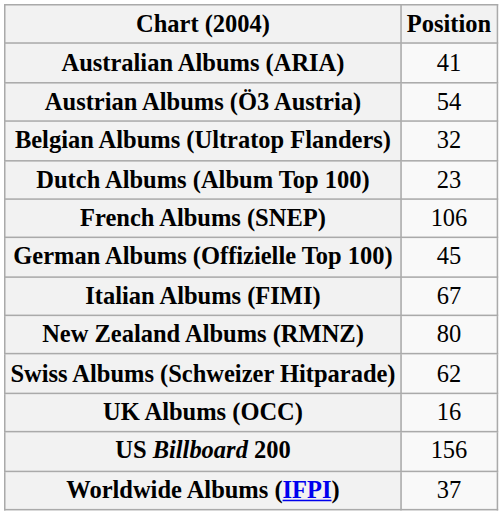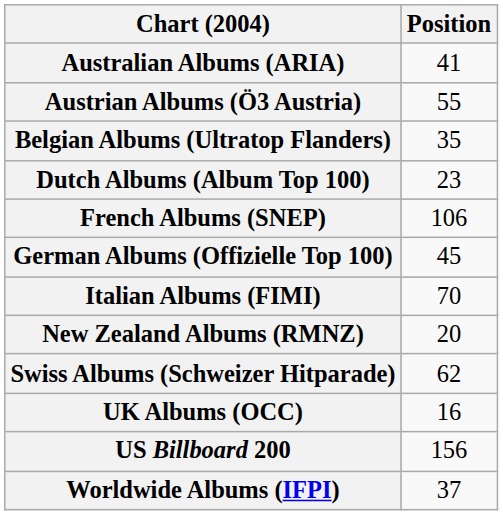(449, 101) 54 -> (449, 101) 55
(449, 140) 32 -> (449, 140) 35
(449, 295) 67 -> (449, 295) 70
(449, 334) 80 -> (449, 334) 20
